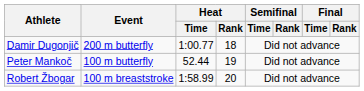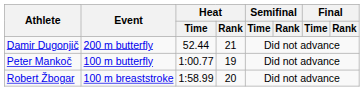(196, 45) 1:00.77 -> (196, 45) 52.44
(230, 45) 18 -> (230, 45) 21
(196, 62) 52.44 -> (196, 62) 1:00.77
